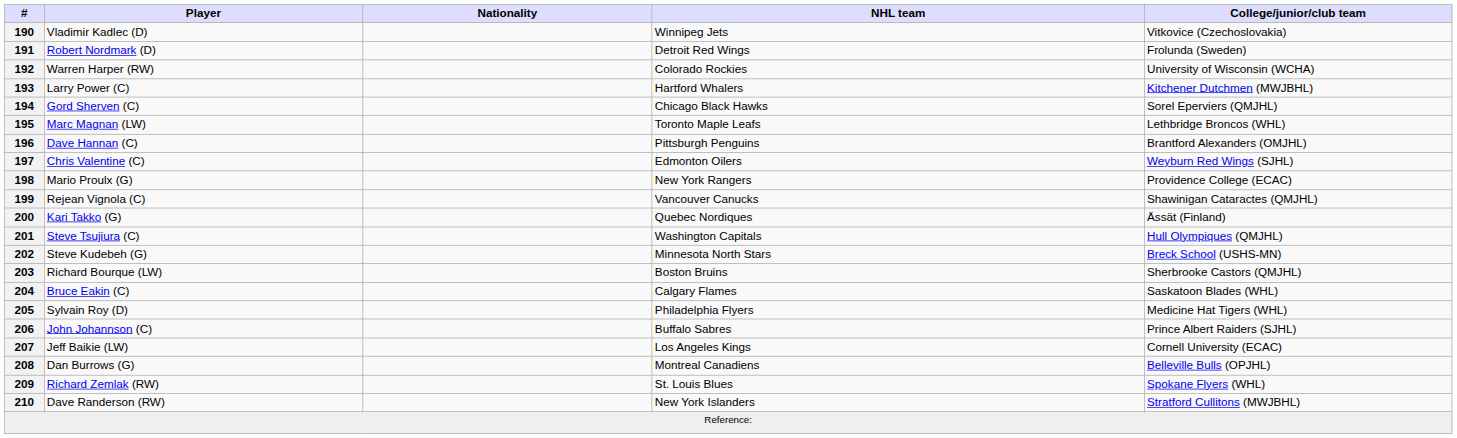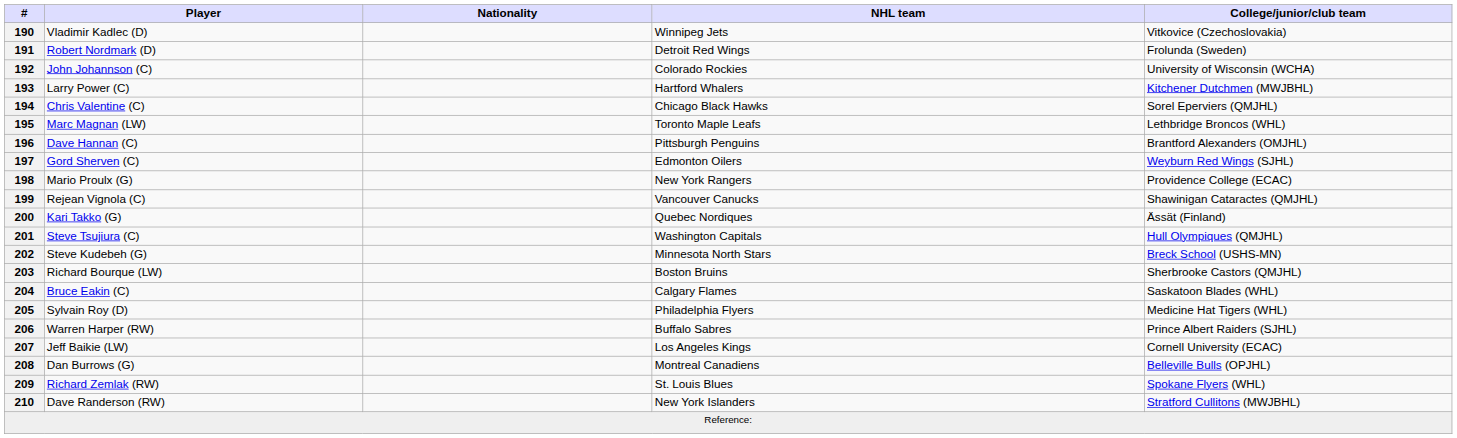(100, 69) Warren Harper (RW) -> (99, 69) John Johannson (C)
(93, 106) Gord Sherven (C) -> (96, 106) Chris Valentine (C)
(96, 161) Chris Valentine (C) -> (93, 161) Gord Sherven (C)
(99, 328) John Johannson (C) -> (100, 328) Warren Harper (RW)
